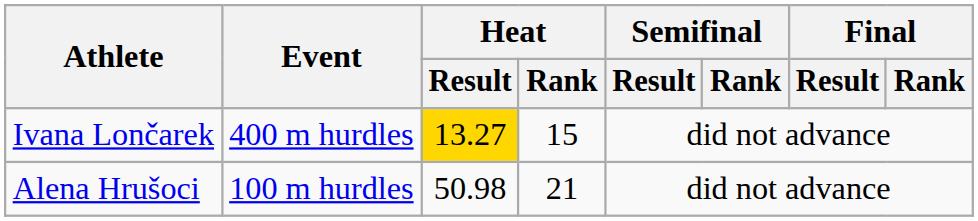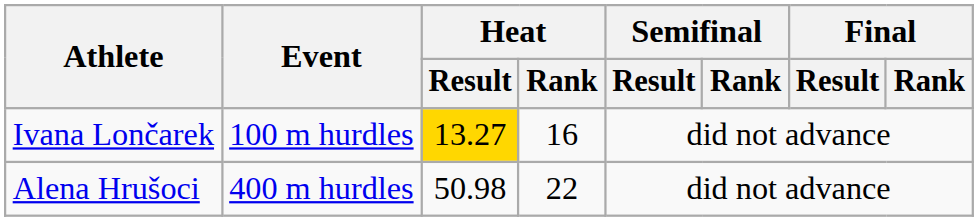(321, 135) 400 m hurdles -> (321, 135) 100 m hurdles
(562, 135) 15 -> (562, 135) 16
(321, 188) 100 m hurdles -> (321, 188) 400 m hurdles
(562, 188) 21 -> (562, 188) 22
